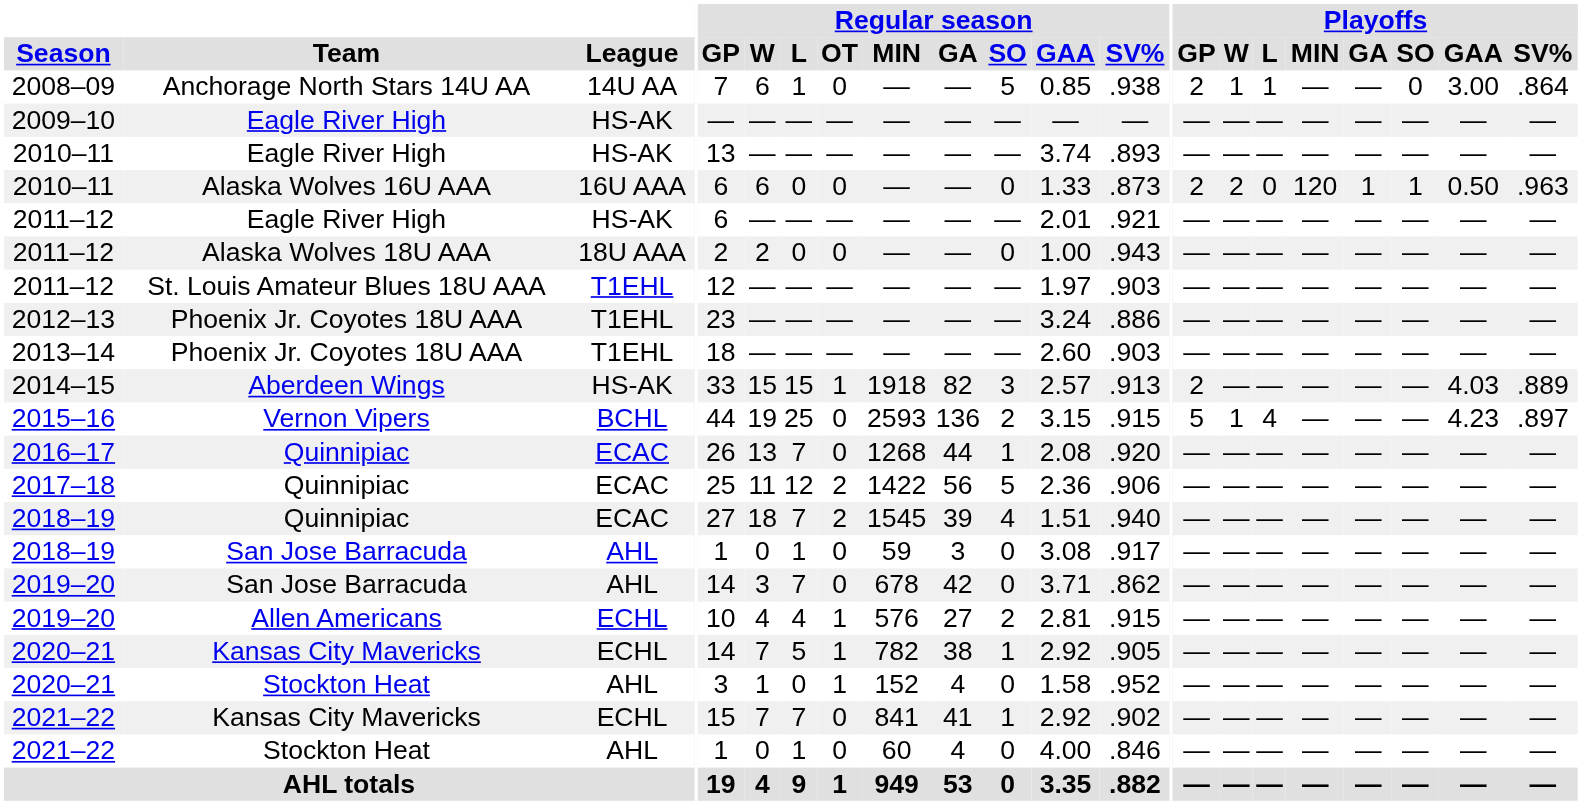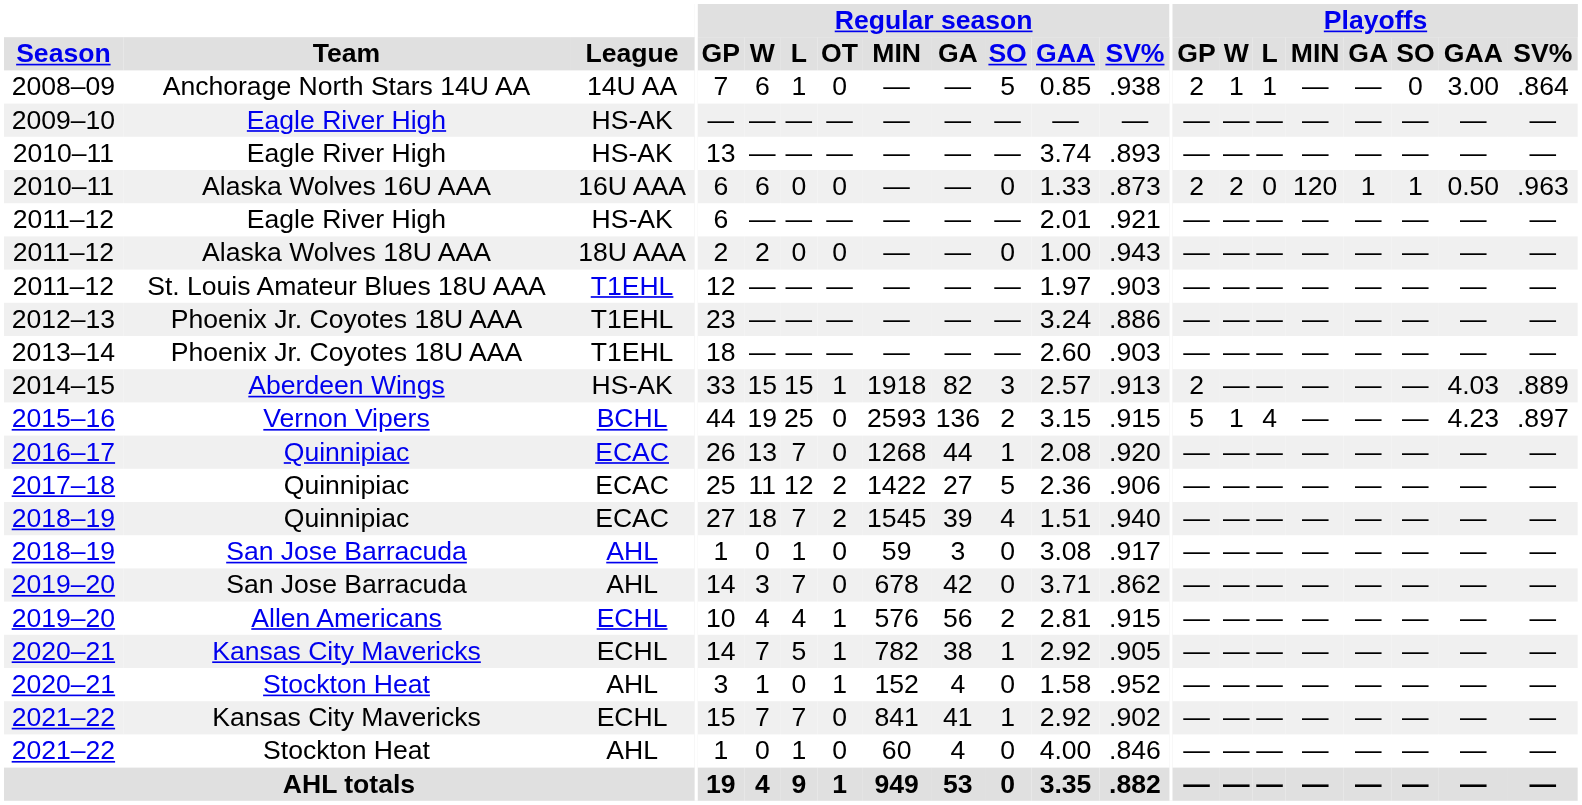(958, 485) 56 -> (958, 485) 27
(958, 617) 27 -> (958, 617) 56
